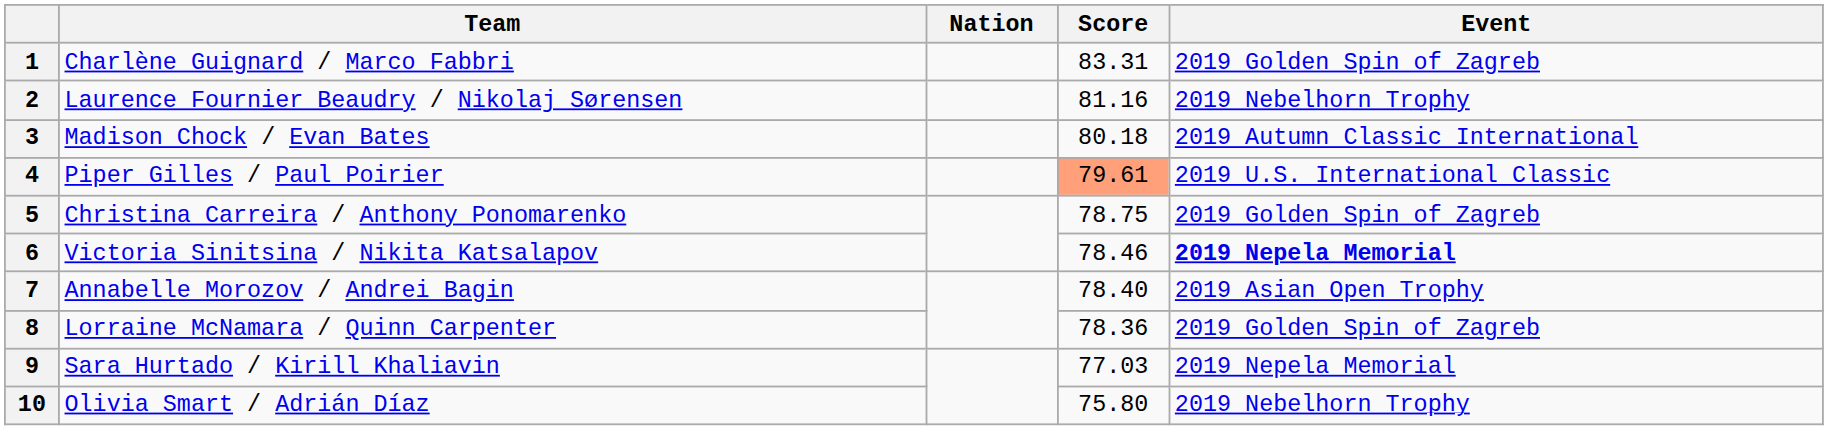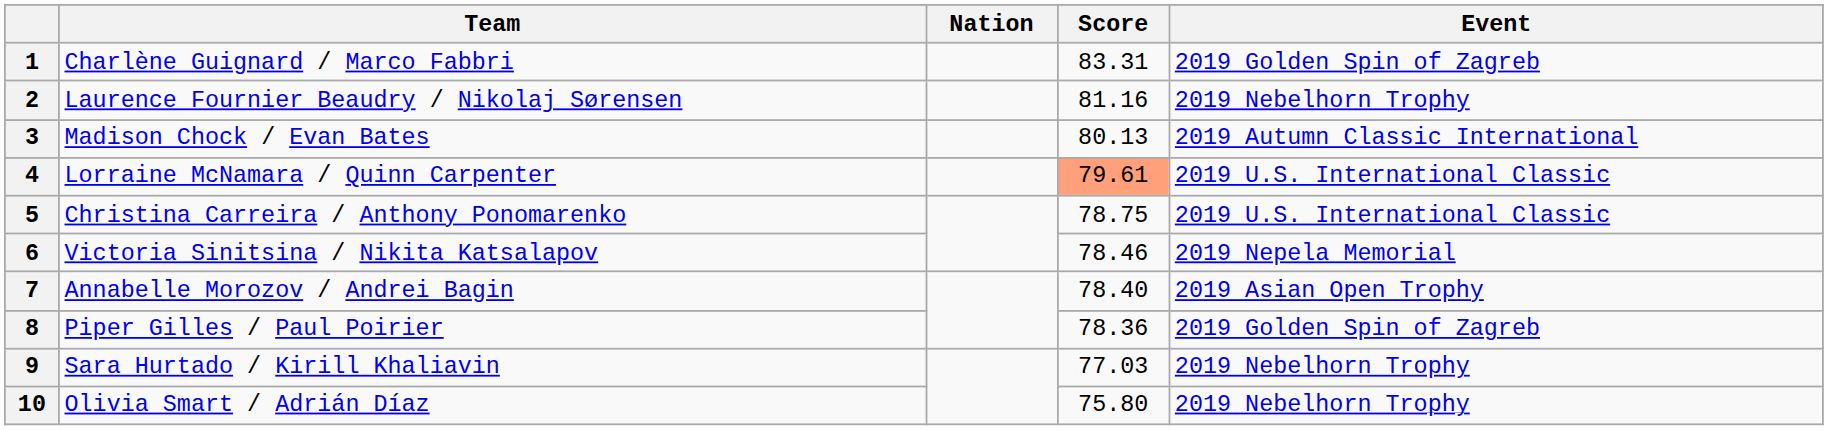(1113, 138) 80.18 -> (1113, 138) 80.13
(254, 177) Piper Gilles / Paul Poirier -> (310, 177) Lorraine McNamara / Quinn Carpenter
(1357, 215) 2019 Golden Spin of Zagreb -> (1393, 215) 2019 U.S. International Classic
(1315, 253) bold -> (1315, 253) normal
(310, 329) Lorraine McNamara / Quinn Carpenter -> (254, 329) Piper Gilles / Paul Poirier
(1315, 367) 2019 Nepela Memorial -> (1322, 367) 2019 Nebelhorn Trophy
